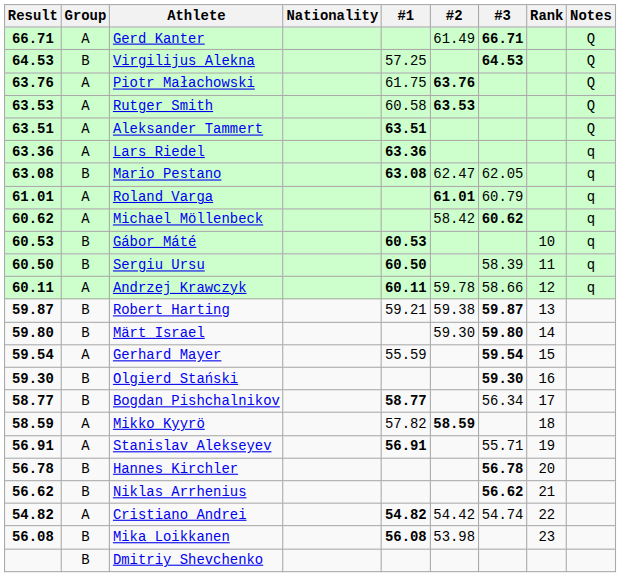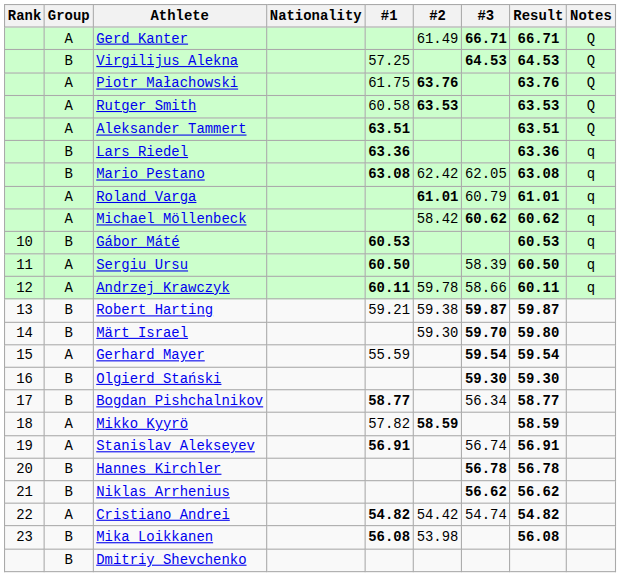columns swapped: (547, 16) <-> (33, 16)
(85, 152) A -> (69, 152) B
(454, 175) 62.47 -> (438, 175) 62.42
(85, 265) B -> (69, 265) A
(503, 333) 59.80 -> (486, 333) 59.70
(503, 447) 55.71 -> (486, 447) 56.74
